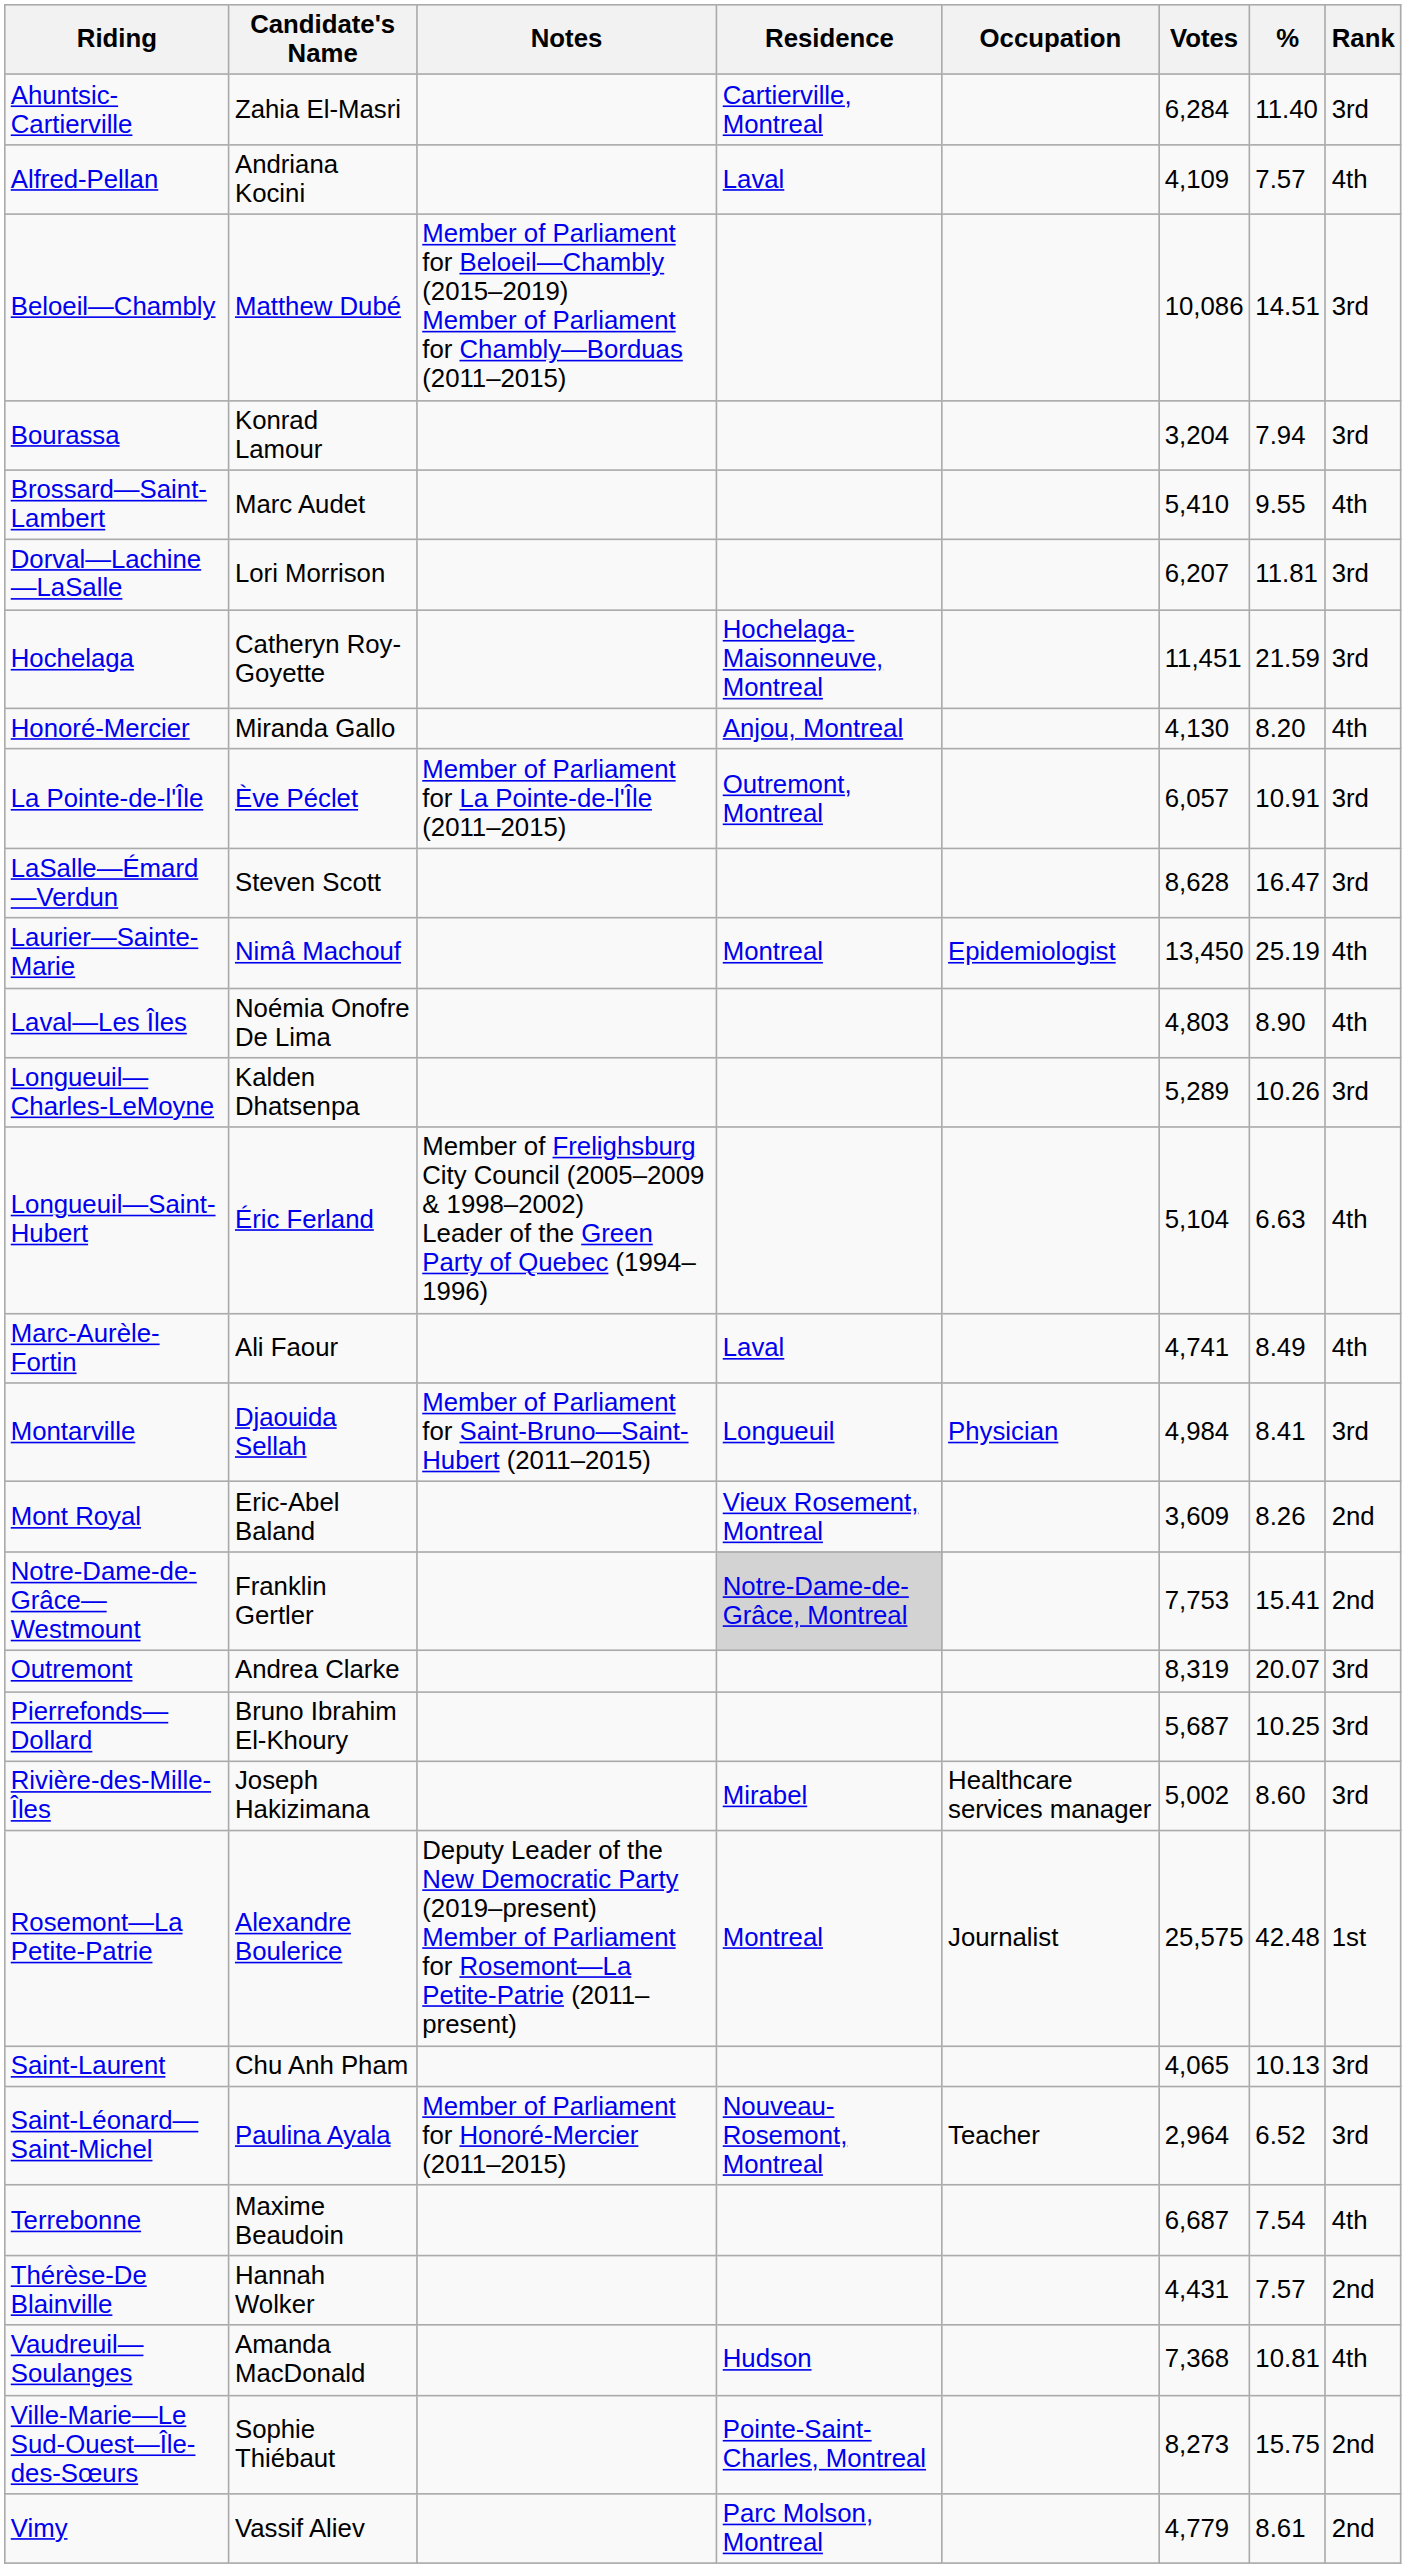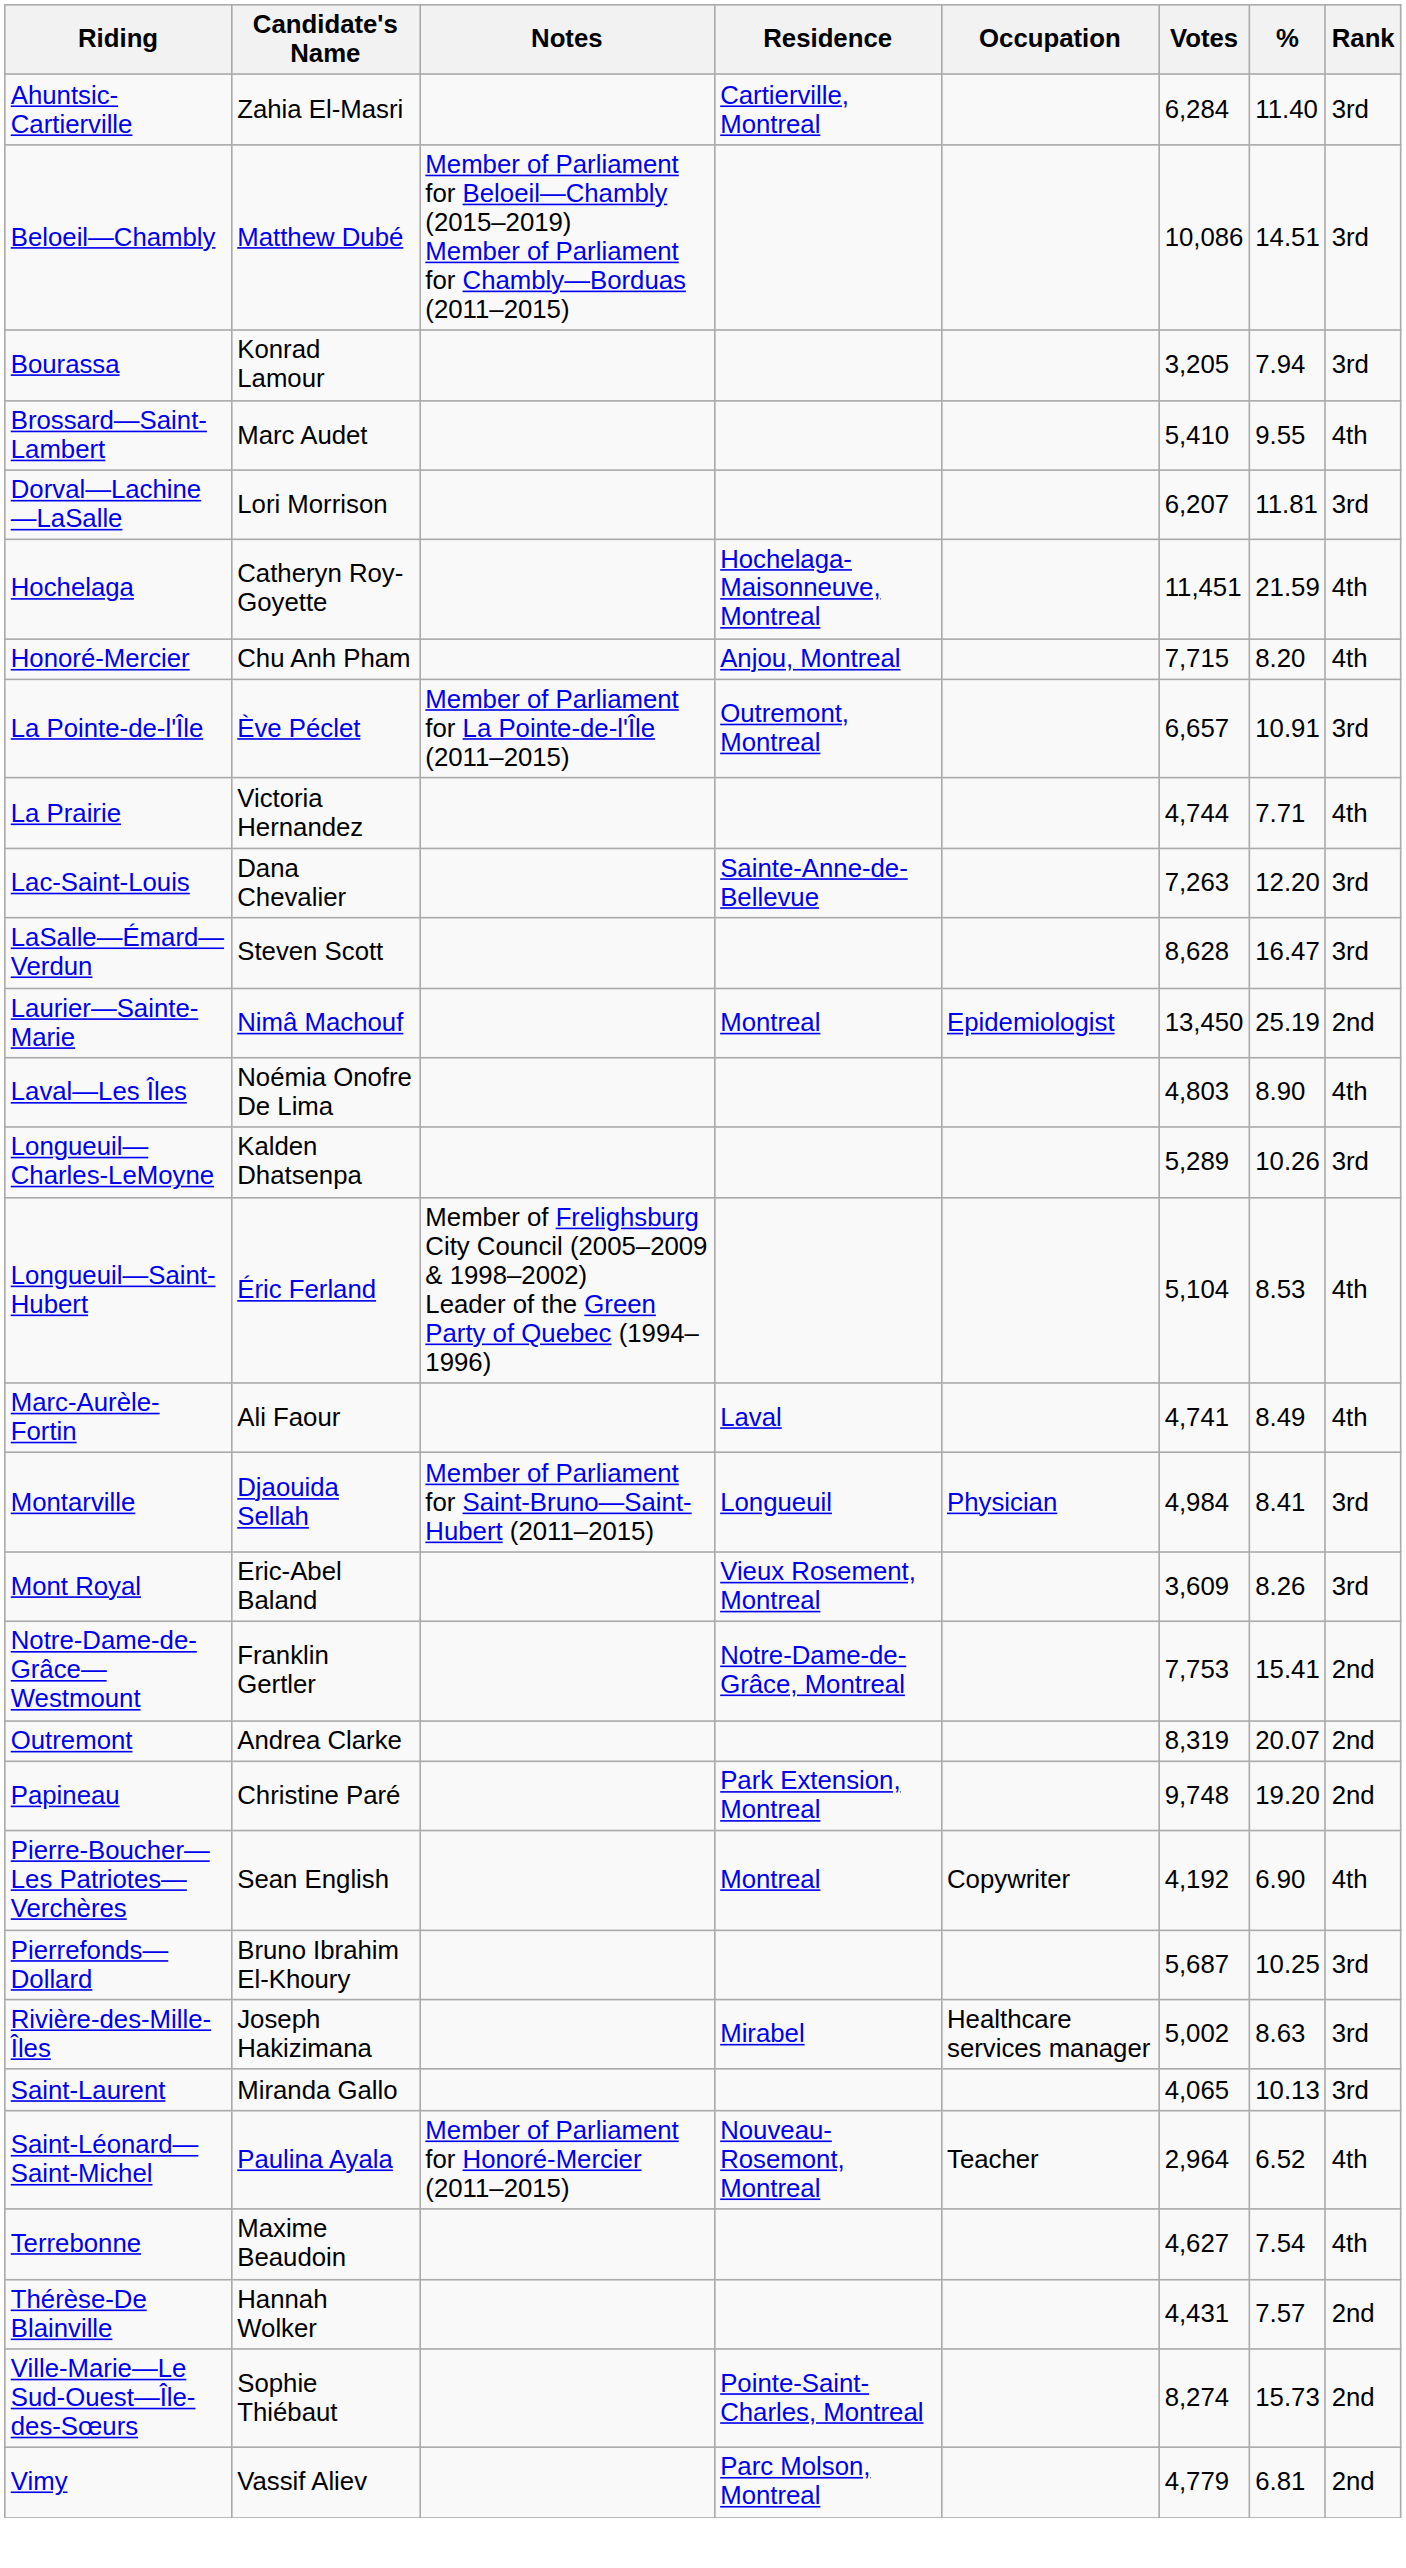- row: (84, 179)
(1197, 434) 3,204 -> (1197, 364) 3,205
(1350, 658) 3rd -> (1350, 588) 4th
(315, 728) Miranda Gallo -> (324, 658) Chu Anh Pham
(1197, 728) 4,130 -> (1197, 658) 7,715
(1197, 798) 6,057 -> (1197, 728) 6,657
+ row: (66, 812)
+ row: (100, 882)
(1350, 952) 4th -> (1353, 1022) 2nd
(1280, 1219) 6.63 -> (1280, 1289) 8.53
(1353, 1516) 2nd -> (1350, 1586) 3rd
(816, 1600) lightgrey background -> (813, 1670) no background
(1350, 1670) 3rd -> (1353, 1740) 2nd
+ row: (65, 1795)
+ row: (110, 1880)
(1280, 1795) 8.60 -> (1280, 2034) 8.63
- row: (97, 1938)
(322, 2065) Chu Anh Pham -> (317, 2089) Miranda Gallo
(1350, 2135) 3rd -> (1350, 2159) 4th
(1197, 2219) 6,687 -> (1197, 2243) 4,627
- row: (77, 2359)
(1197, 2443) 8,273 -> (1197, 2397) 8,274
(1288, 2443) 15.75 -> (1288, 2397) 15.73
(1280, 2528) 8.61 -> (1280, 2482) 6.81
